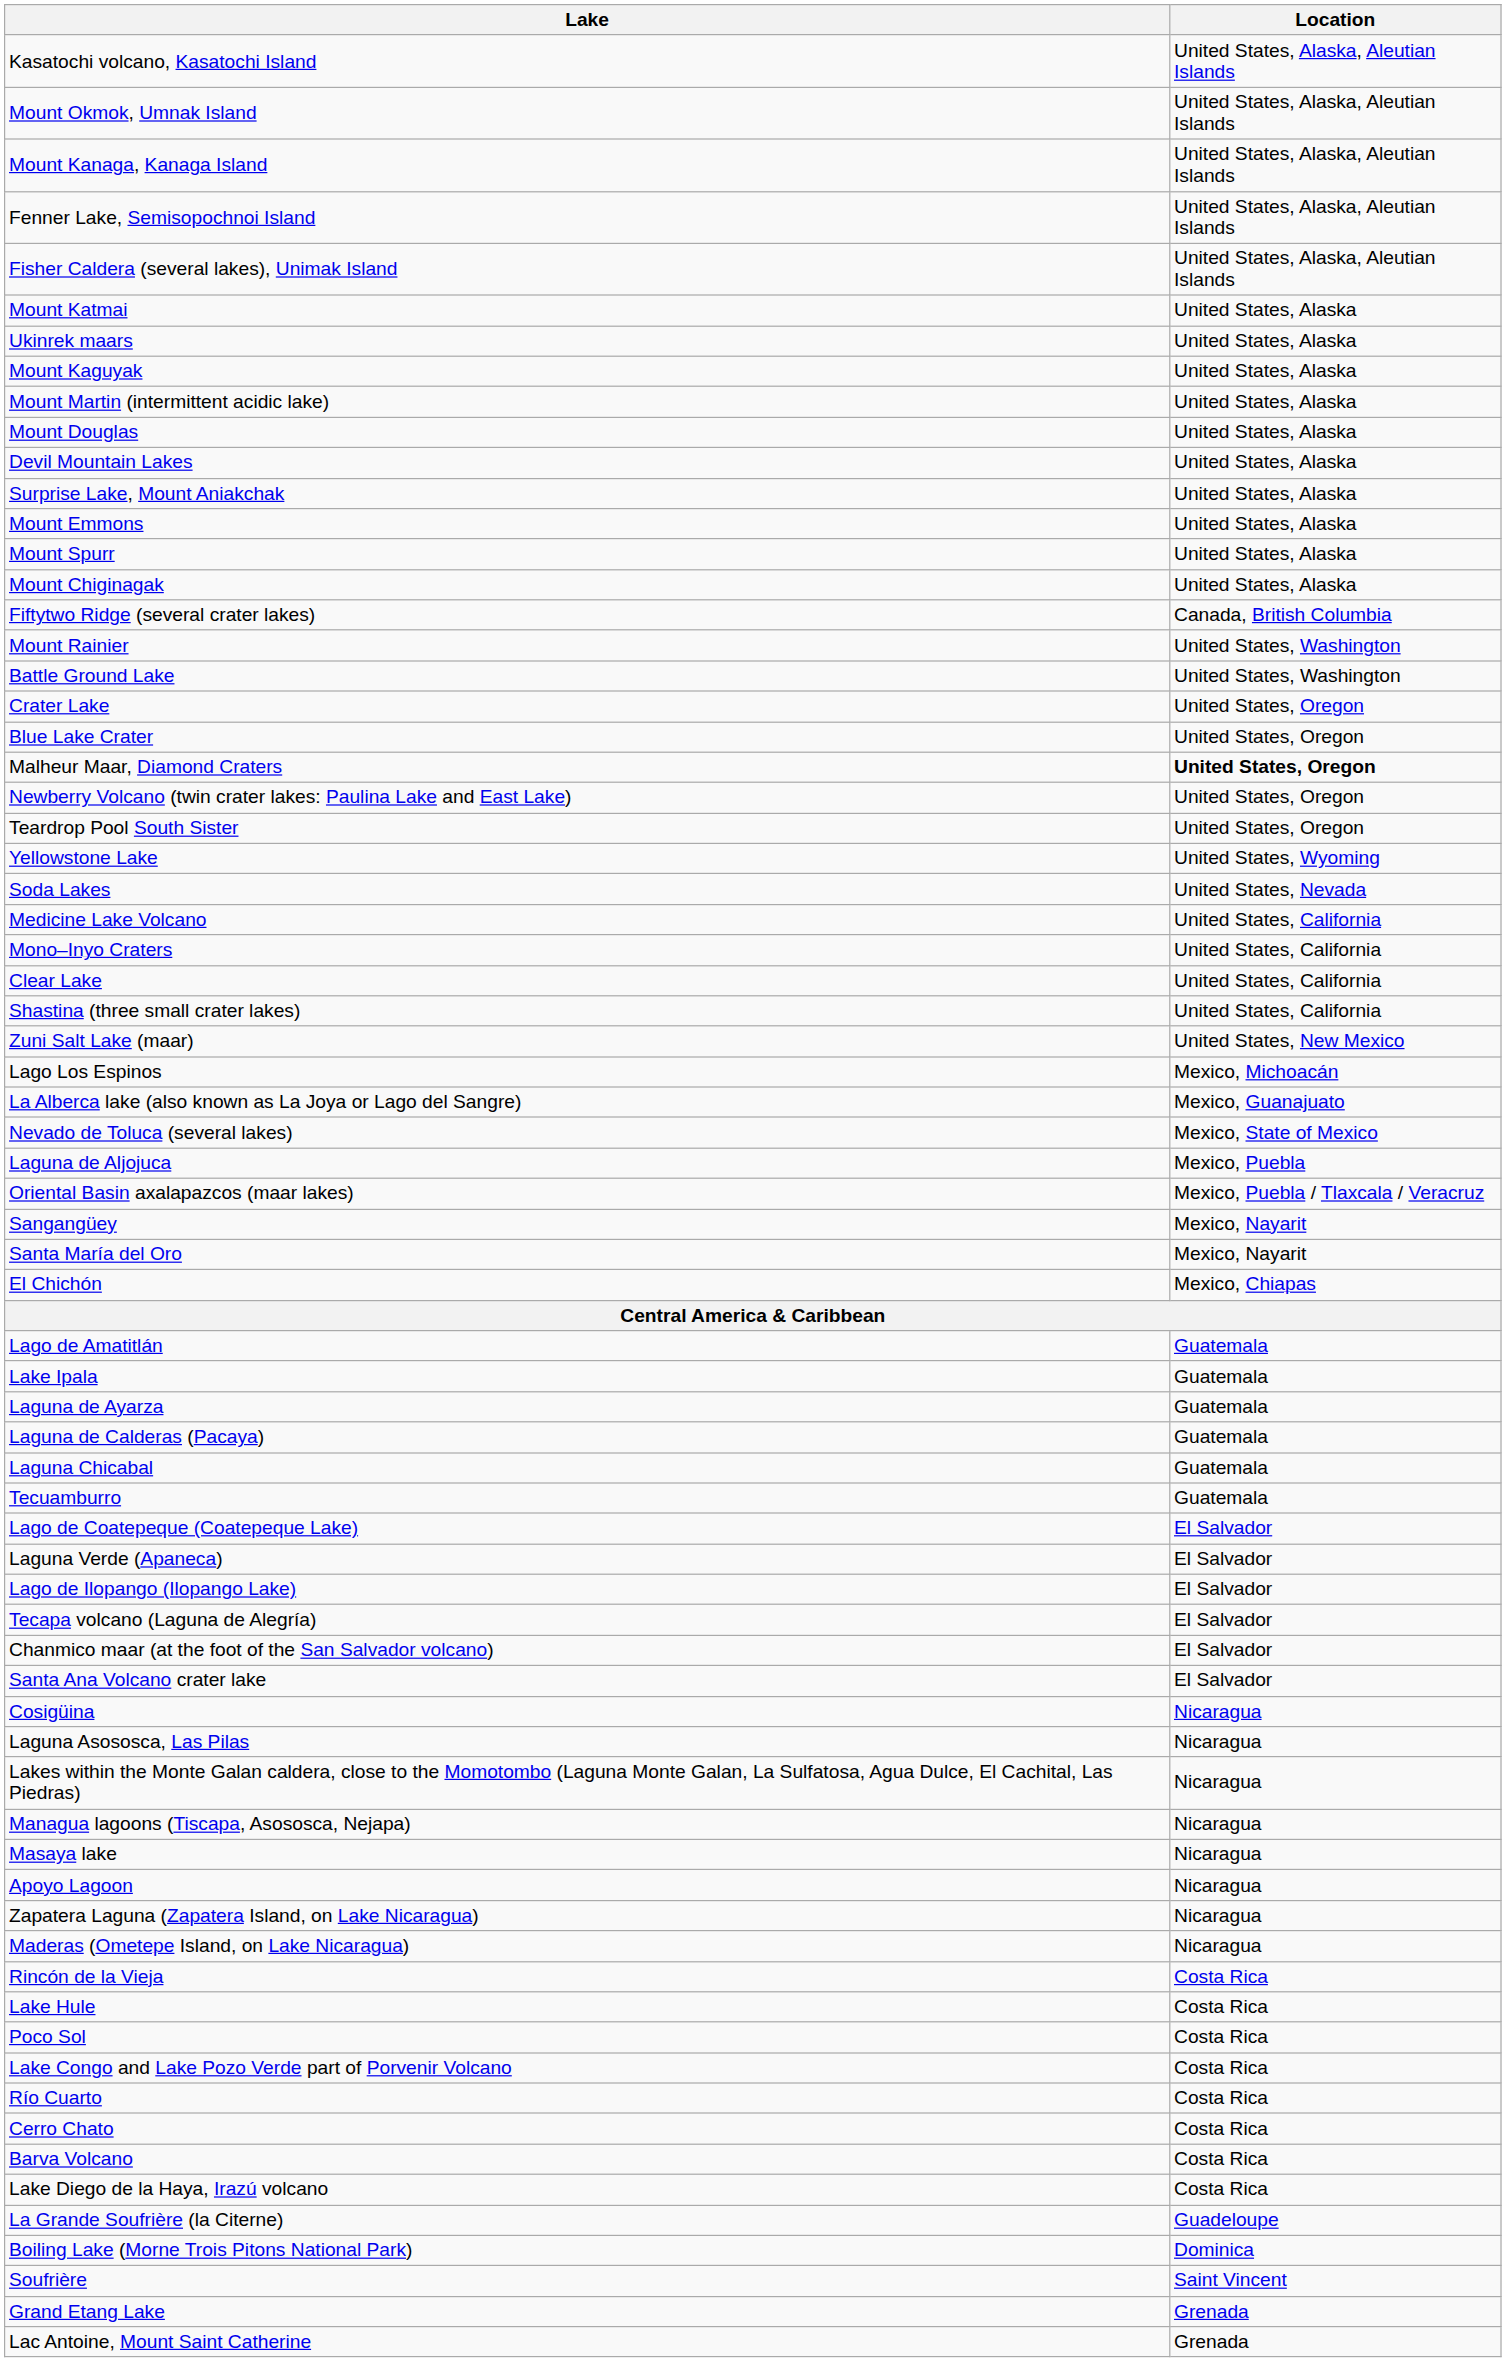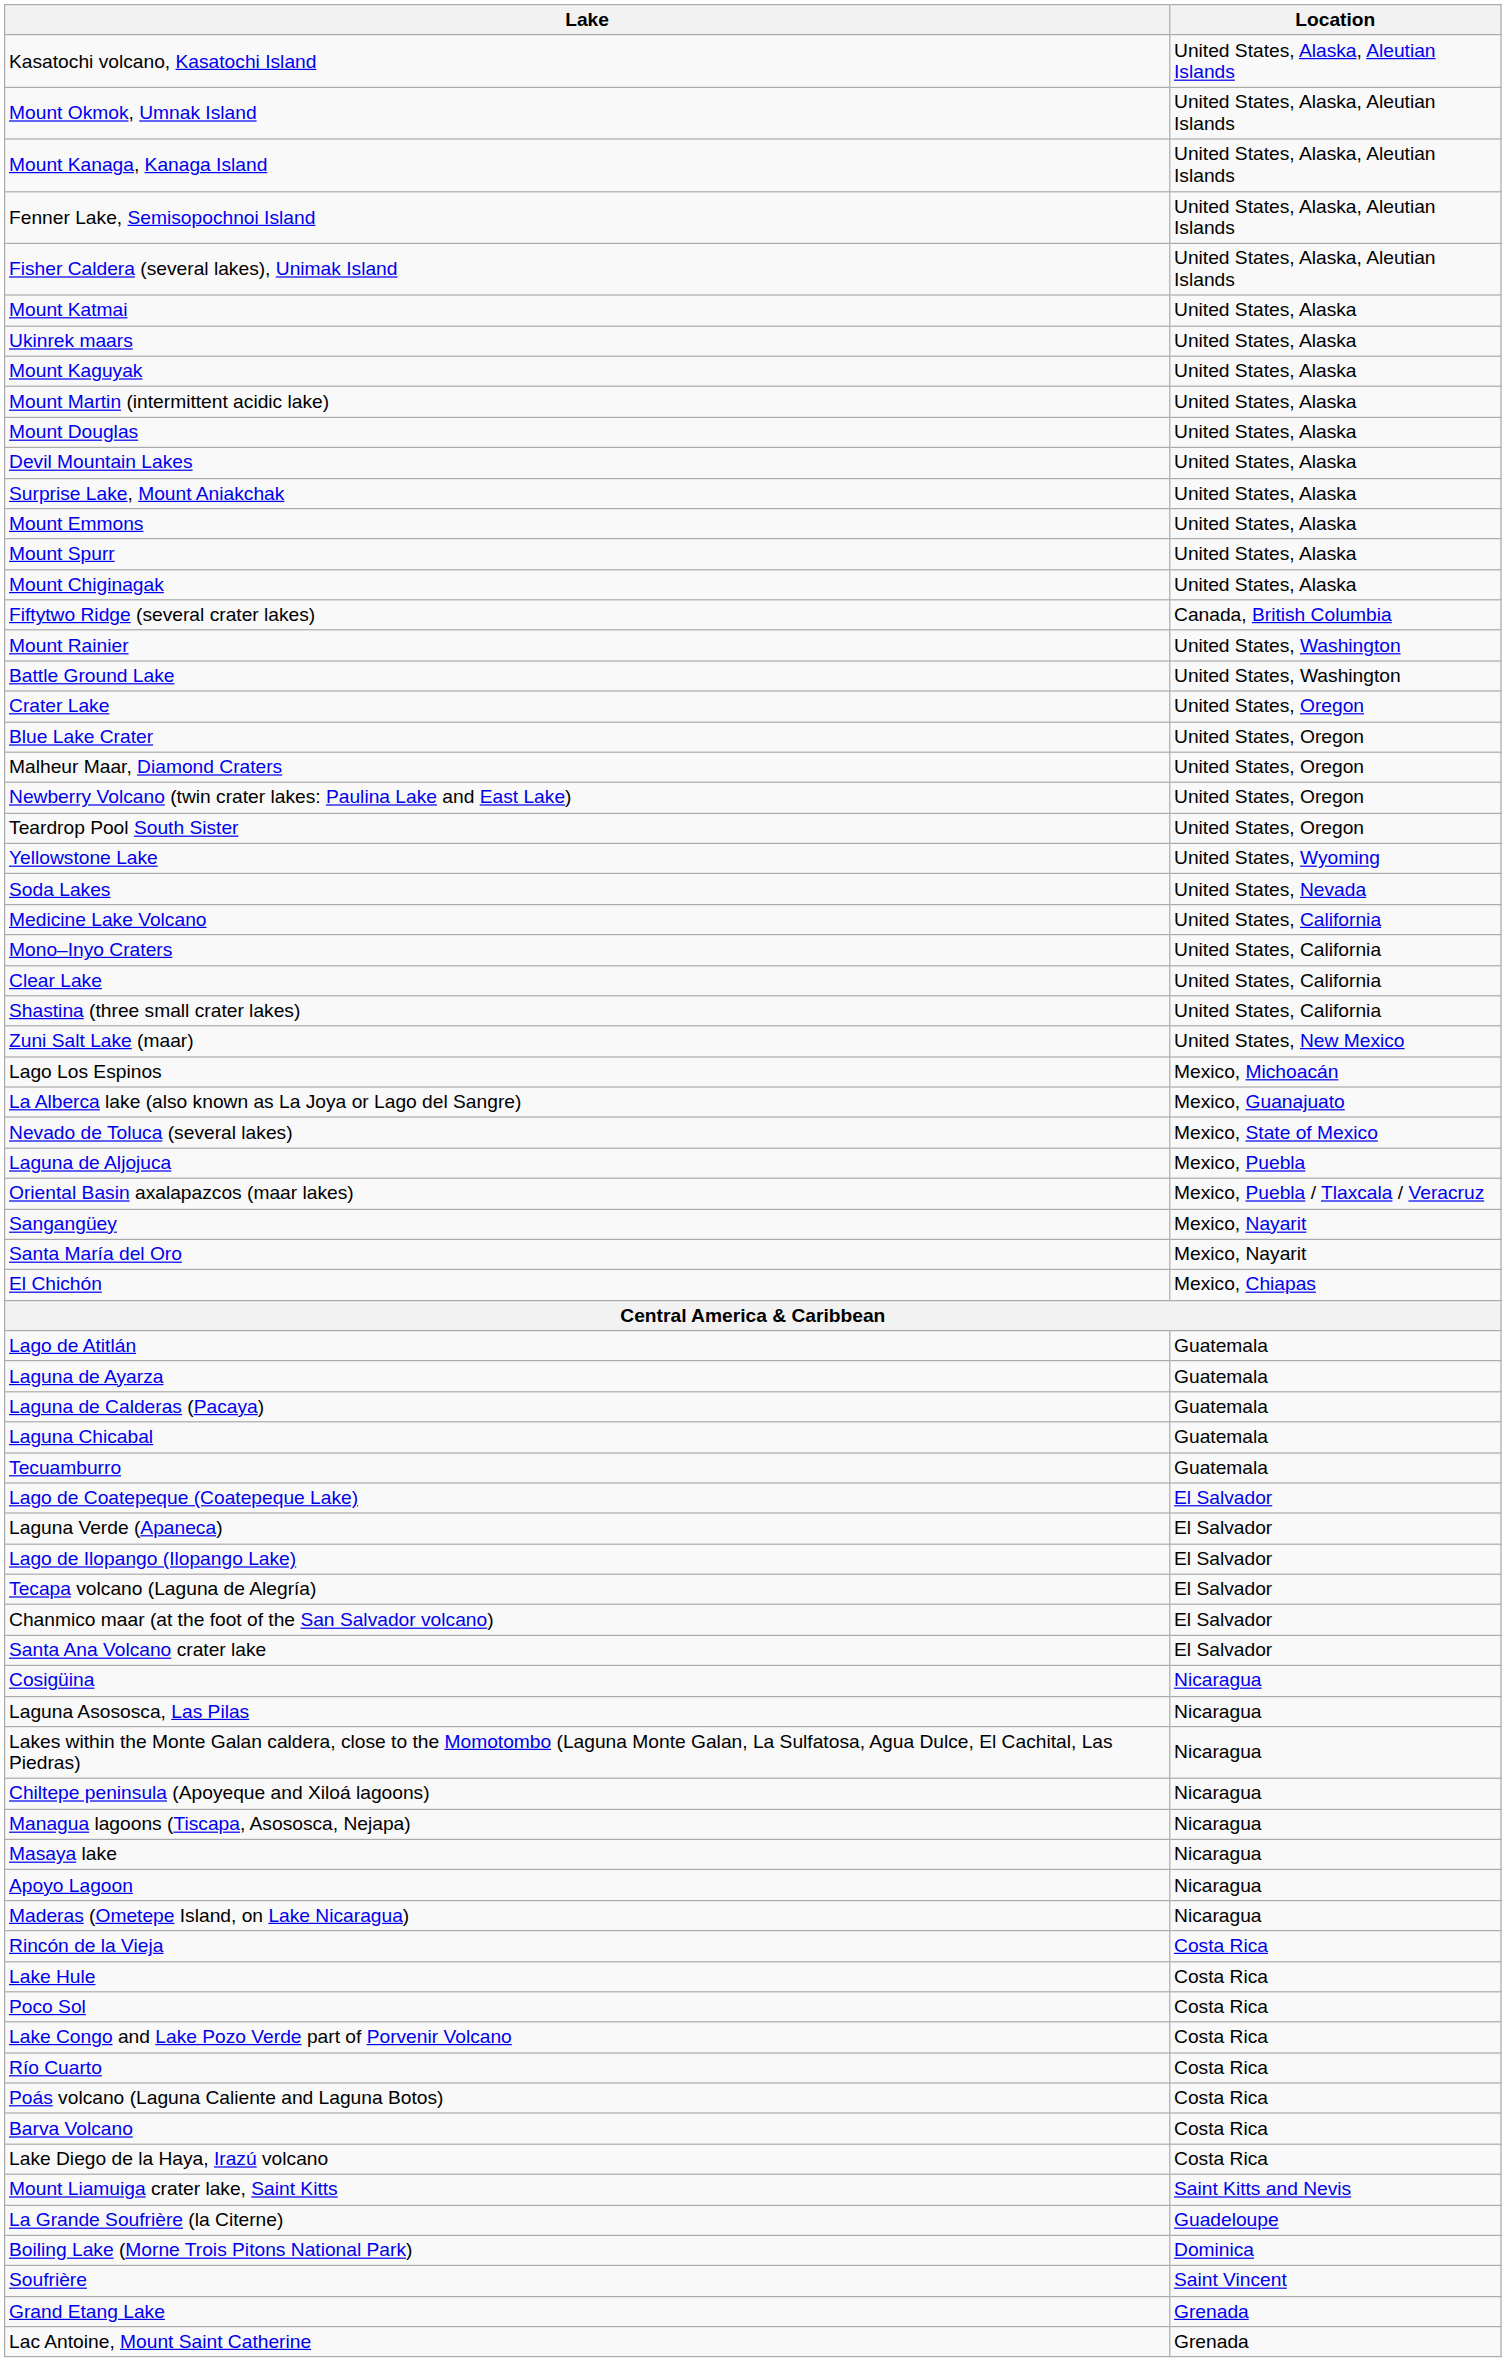(1275, 767) bold -> (1269, 767) normal
- row: (86, 1345)
- row: (53, 1376)
+ row: (73, 1345)
+ row: (219, 1793)
- row: (244, 1915)
+ row: (226, 2098)
- row: (61, 2128)
+ row: (173, 2189)
